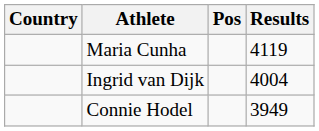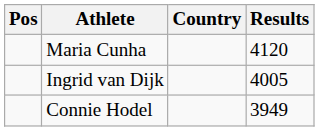columns swapped: (227, 19) <-> (43, 19)
(269, 49) 4119 -> (269, 49) 4120
(269, 79) 4004 -> (269, 79) 4005
